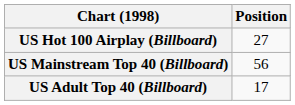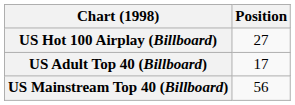rows swapped: (118, 87) <-> (118, 64)
